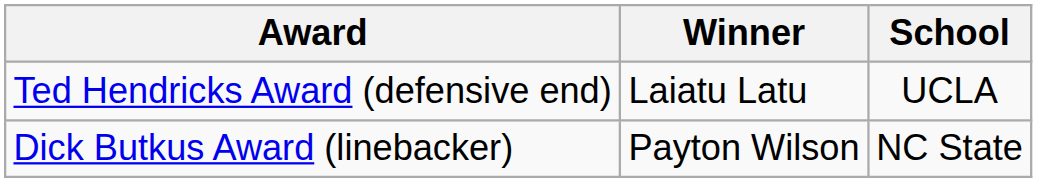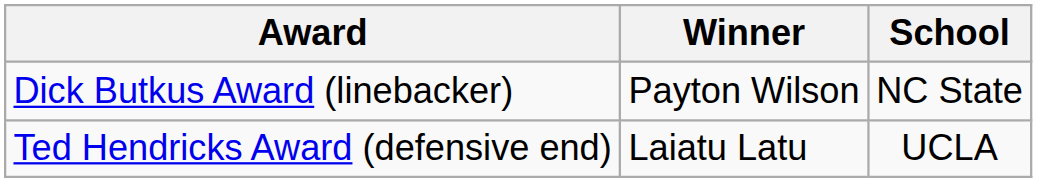rows swapped: (263, 147) <-> (313, 90)
